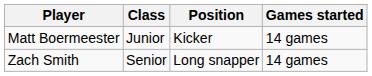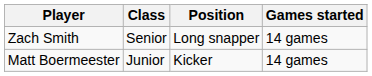rows swapped: (64, 37) <-> (43, 60)
